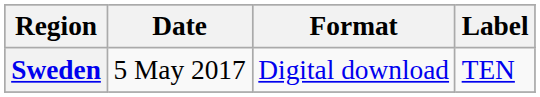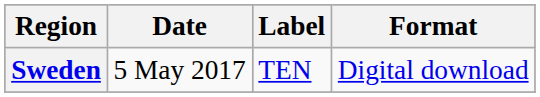columns swapped: (354, 26) <-> (495, 26)
